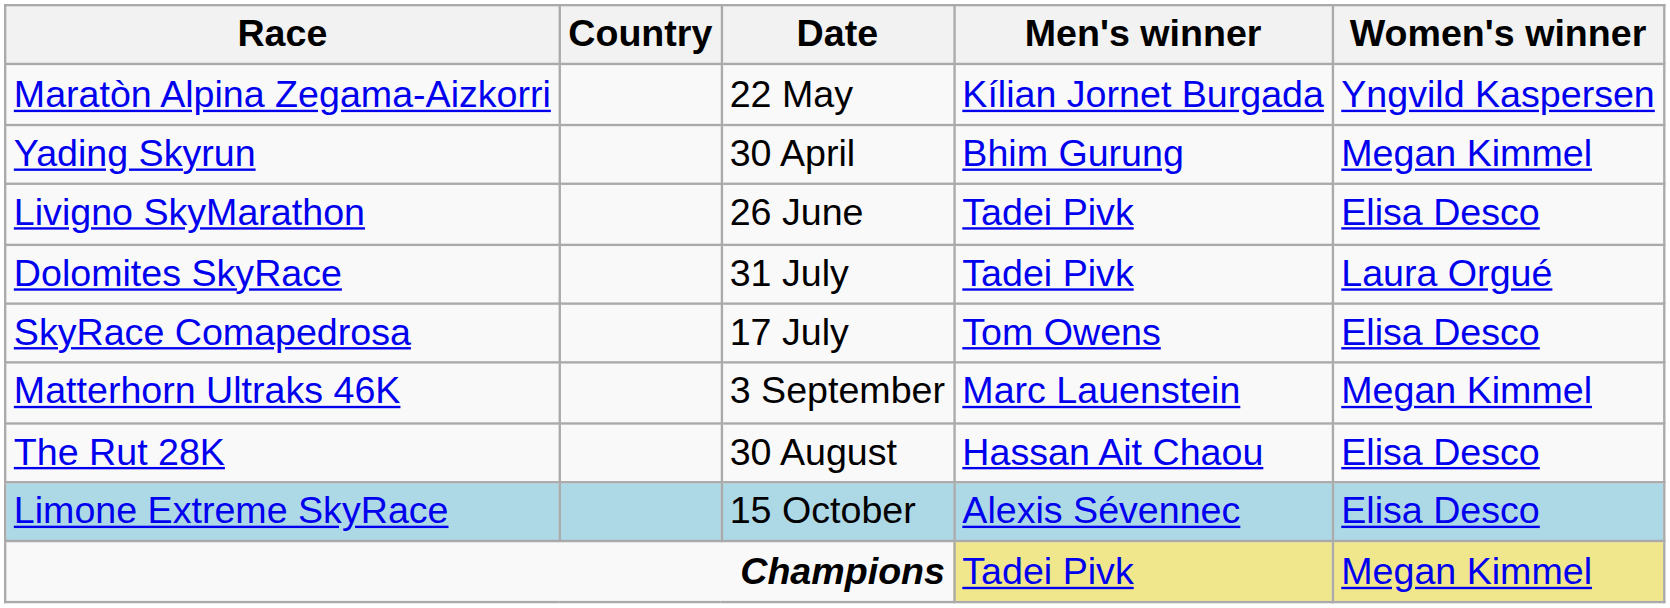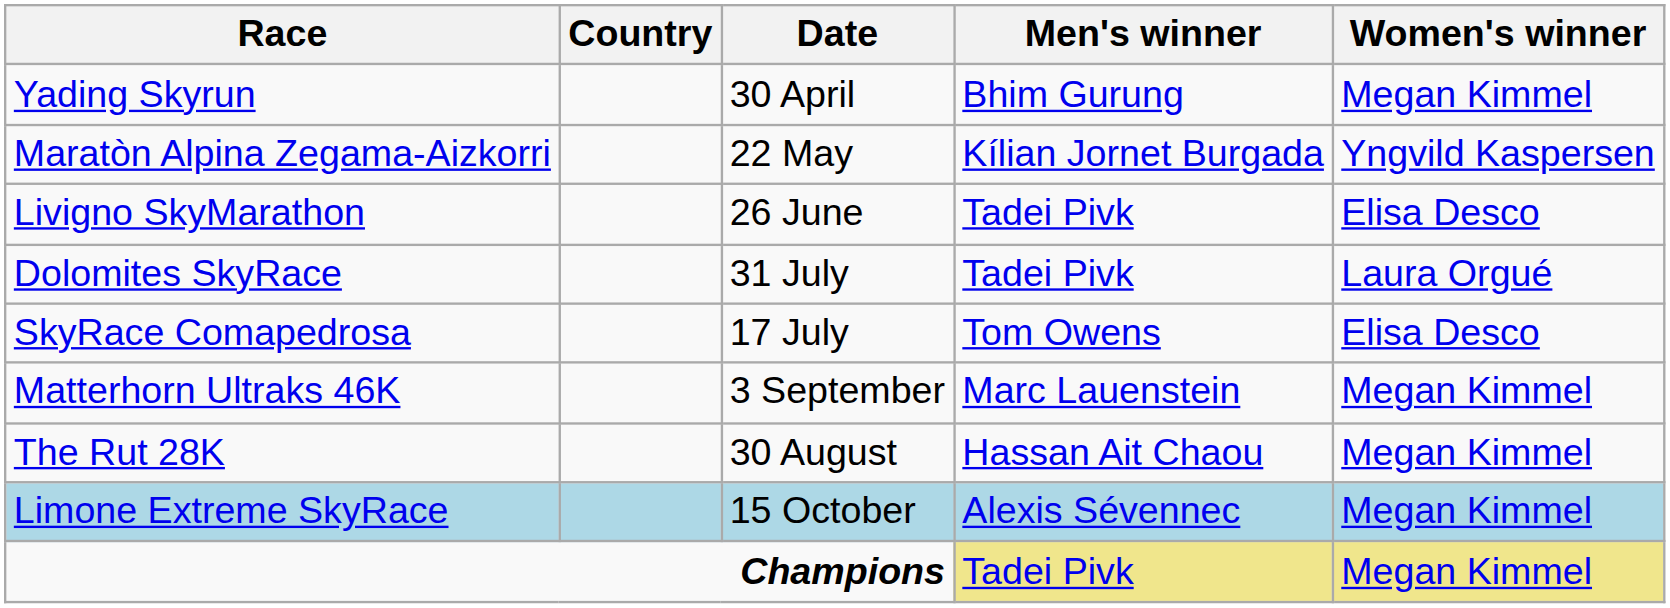rows swapped: (135, 153) <-> (282, 93)
(1441, 451) Elisa Desco -> (1467, 451) Megan Kimmel
(1441, 511) Elisa Desco -> (1467, 511) Megan Kimmel
